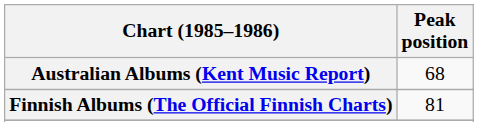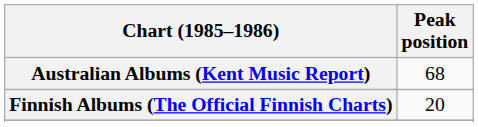(435, 104) 81 -> (435, 104) 20
